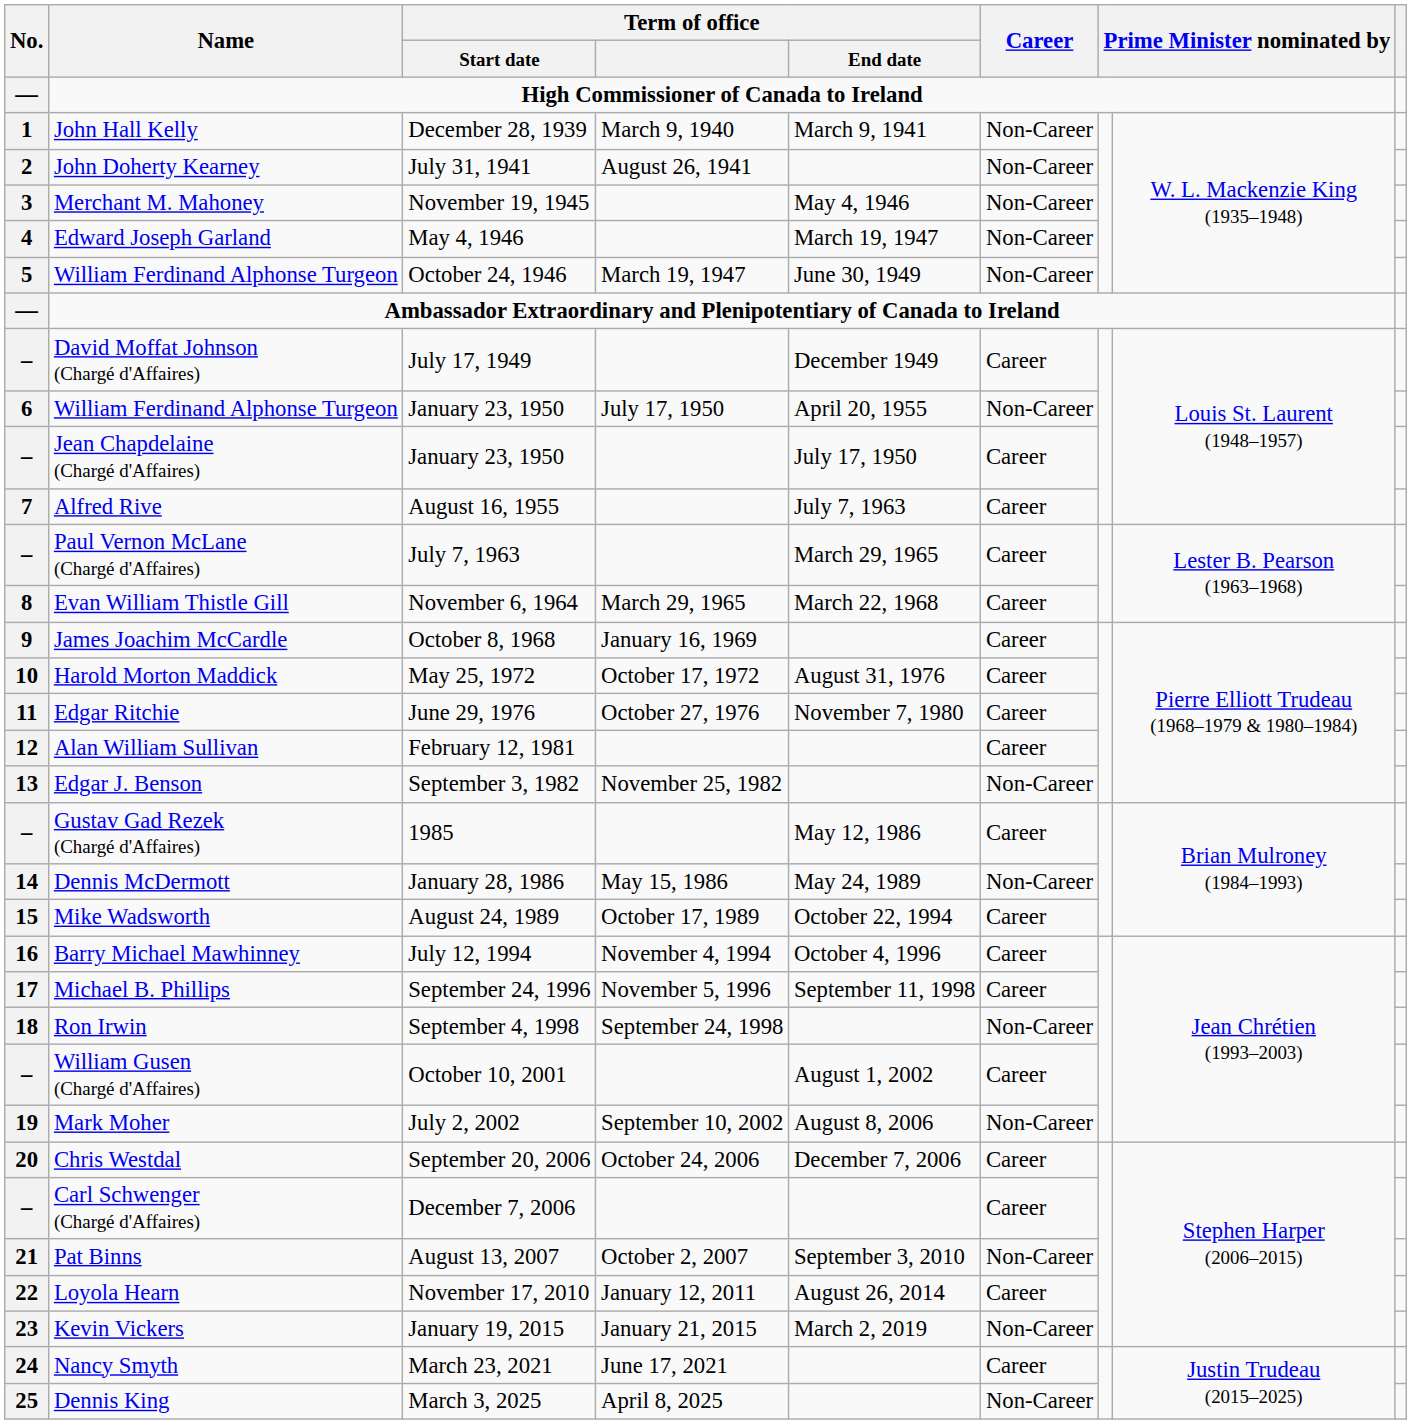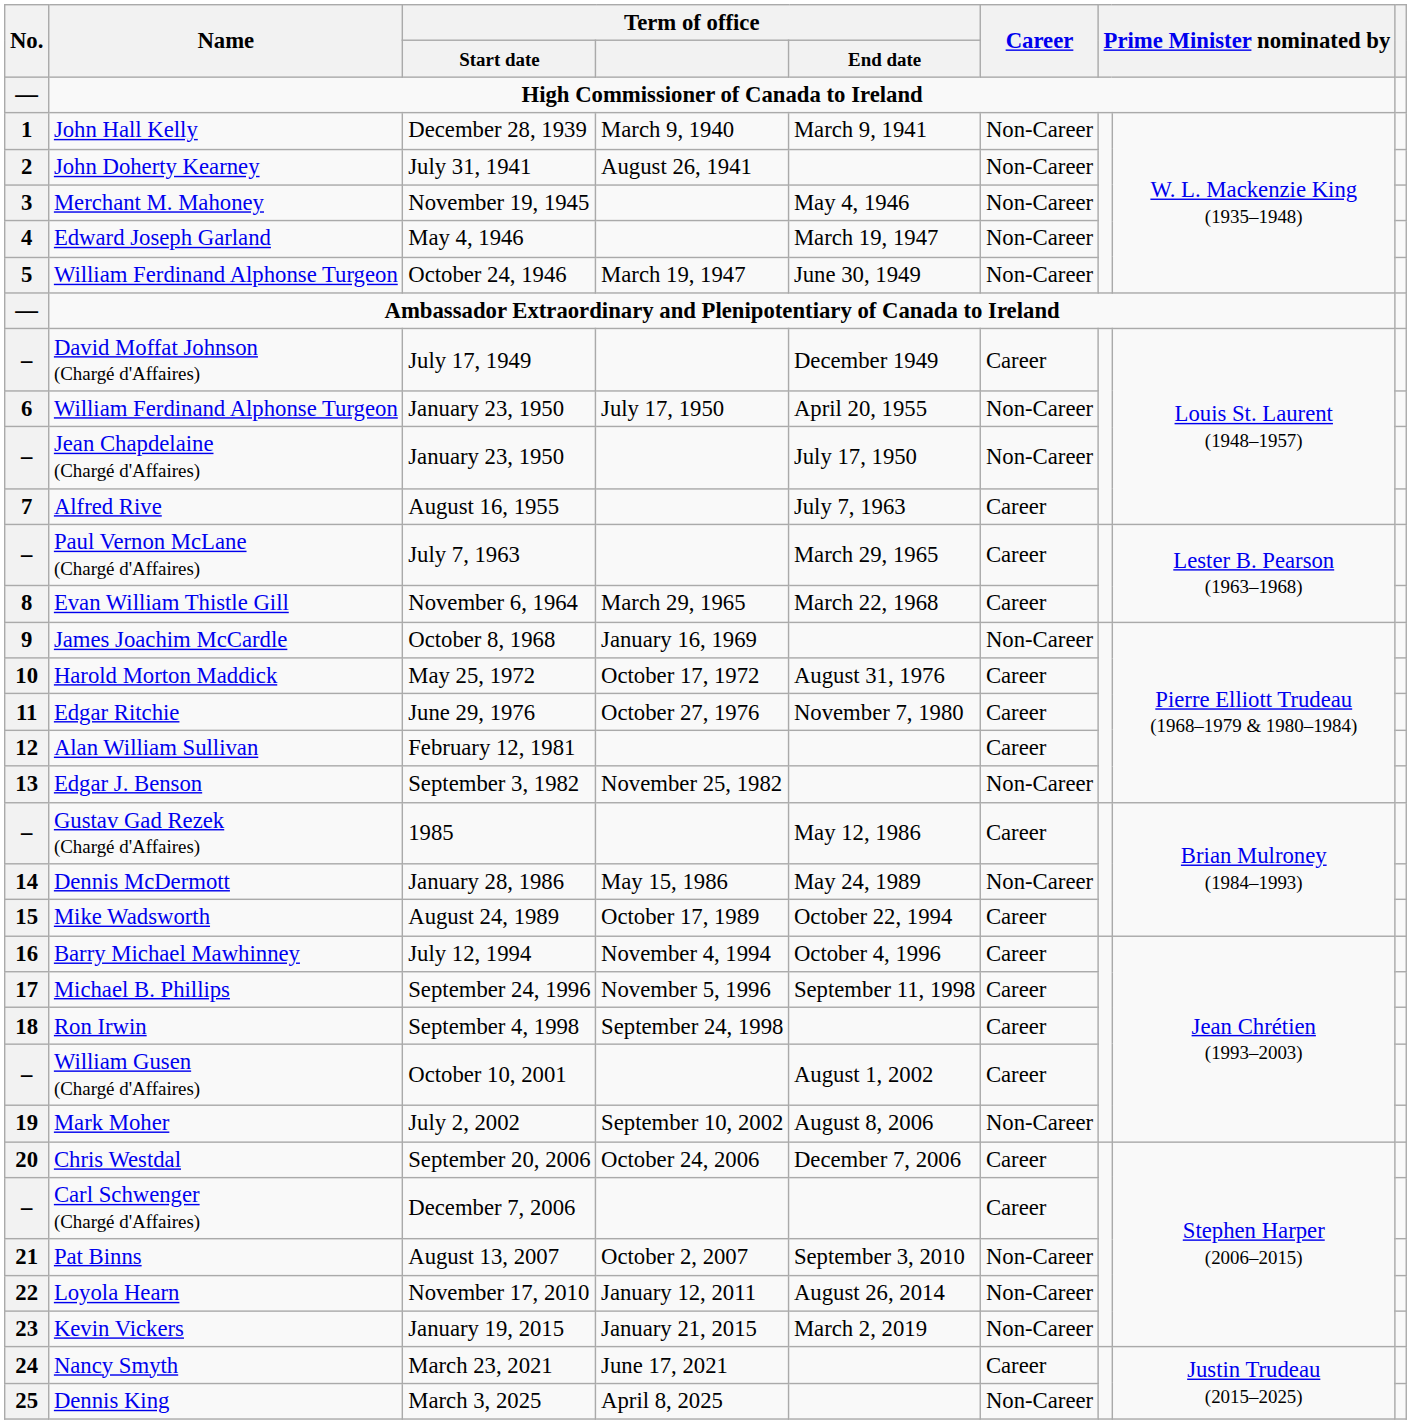(1016, 457) Career -> (1040, 457) Non-Career
(1016, 639) Career -> (1040, 639) Non-Career
(1040, 1025) Non-Career -> (1016, 1025) Career
(1016, 1292) Career -> (1040, 1292) Non-Career
